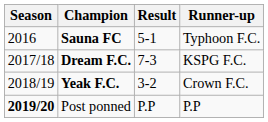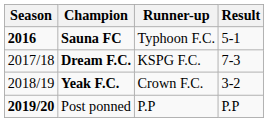columns swapped: (222, 15) <-> (157, 15)
(22, 38) normal -> (22, 38) bold
